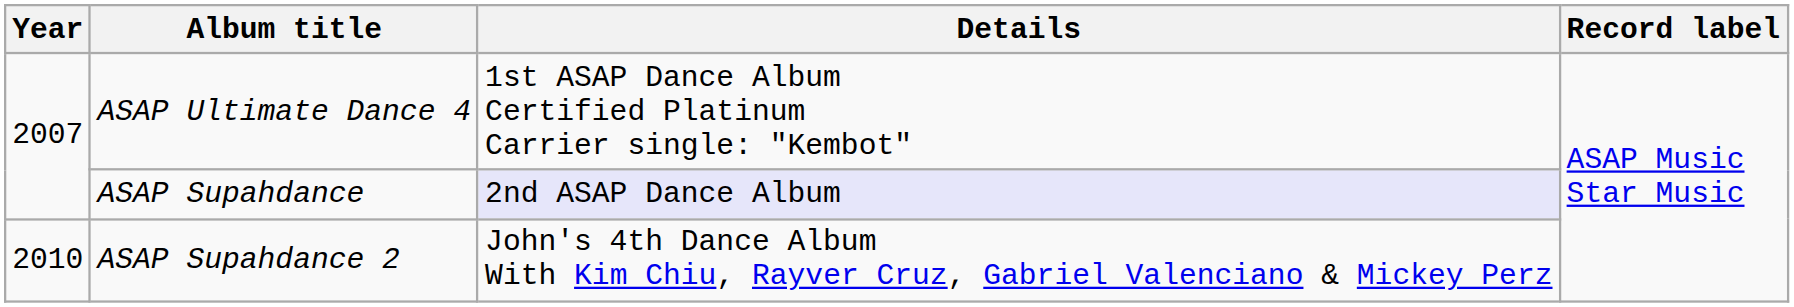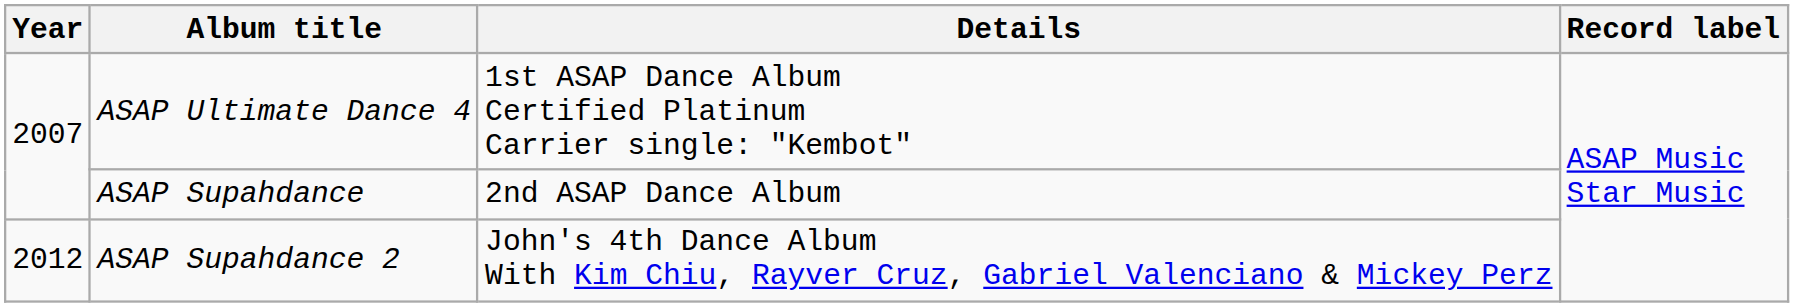(663, 194) lavender background -> (663, 194) no background
(48, 260) 2010 -> (48, 260) 2012
